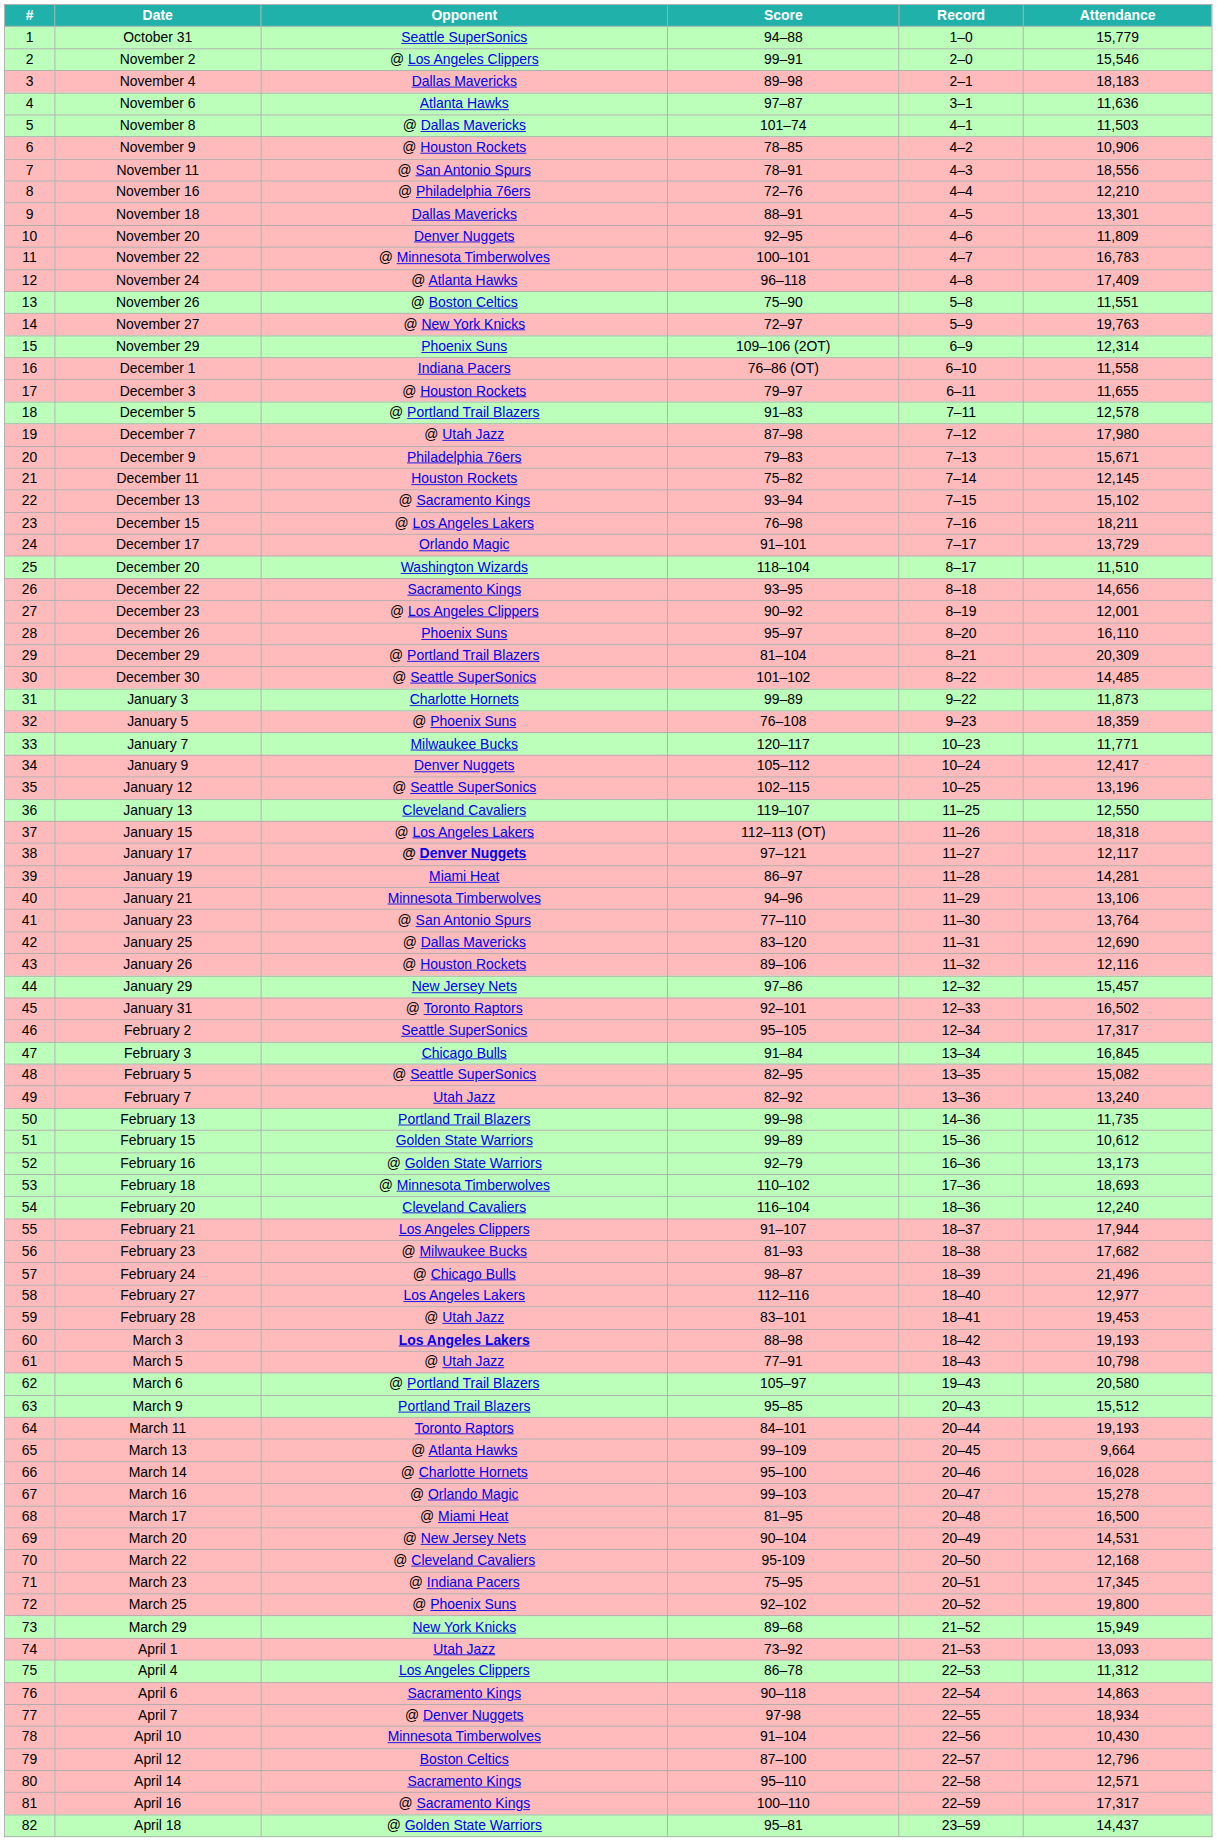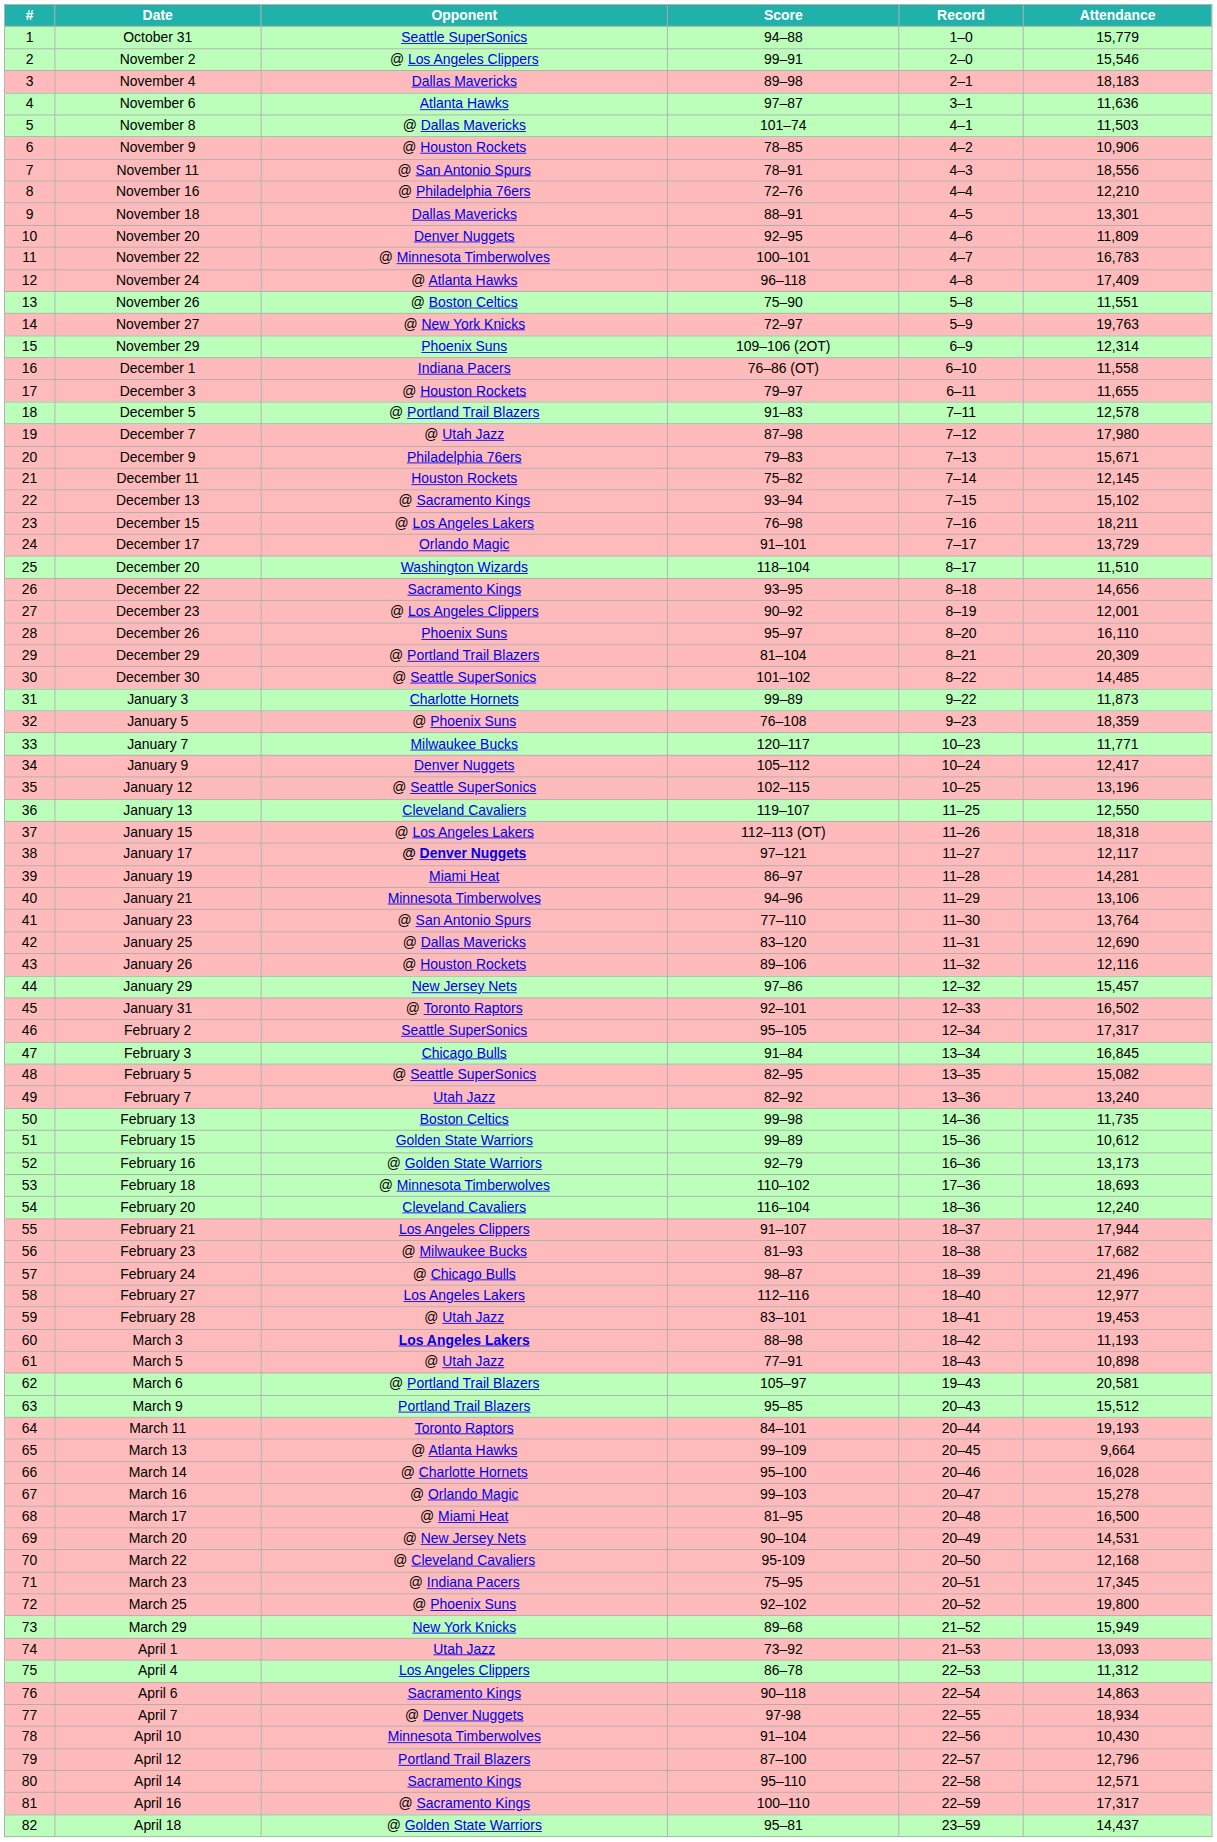(464, 1119) Portland Trail Blazers -> (464, 1119) Boston Celtics
(1118, 1340) 19,193 -> (1118, 1340) 11,193
(1118, 1362) 10,798 -> (1118, 1362) 10,898
(1118, 1384) 20,580 -> (1118, 1384) 20,581
(464, 1759) Boston Celtics -> (464, 1759) Portland Trail Blazers
